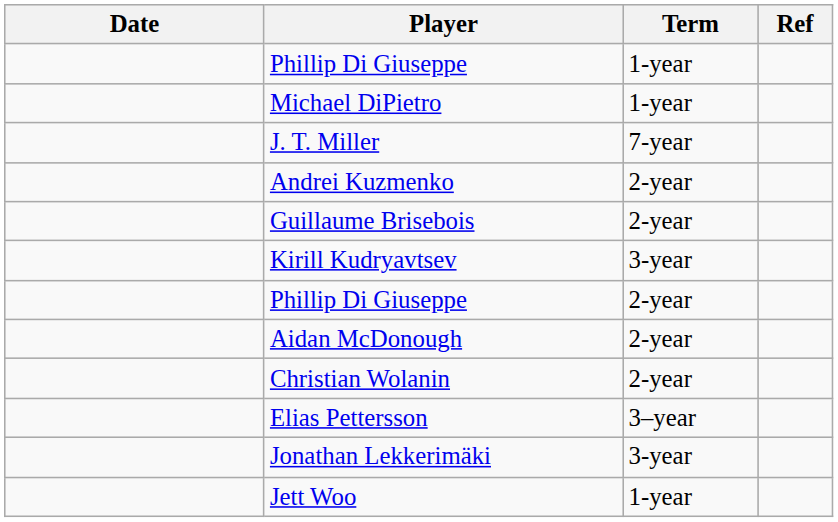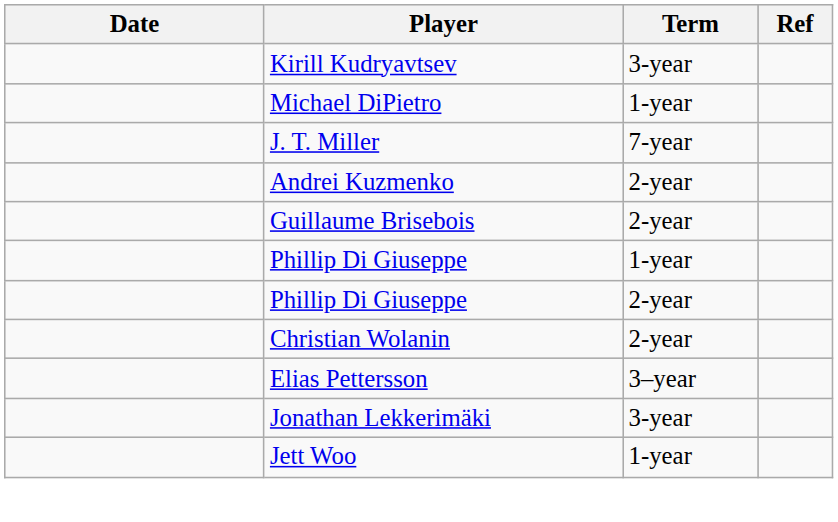rows swapped: (368, 63) <-> (363, 260)
- row: (366, 338)
